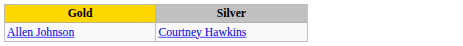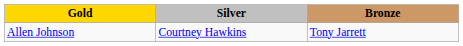+ column: (383, 13)
